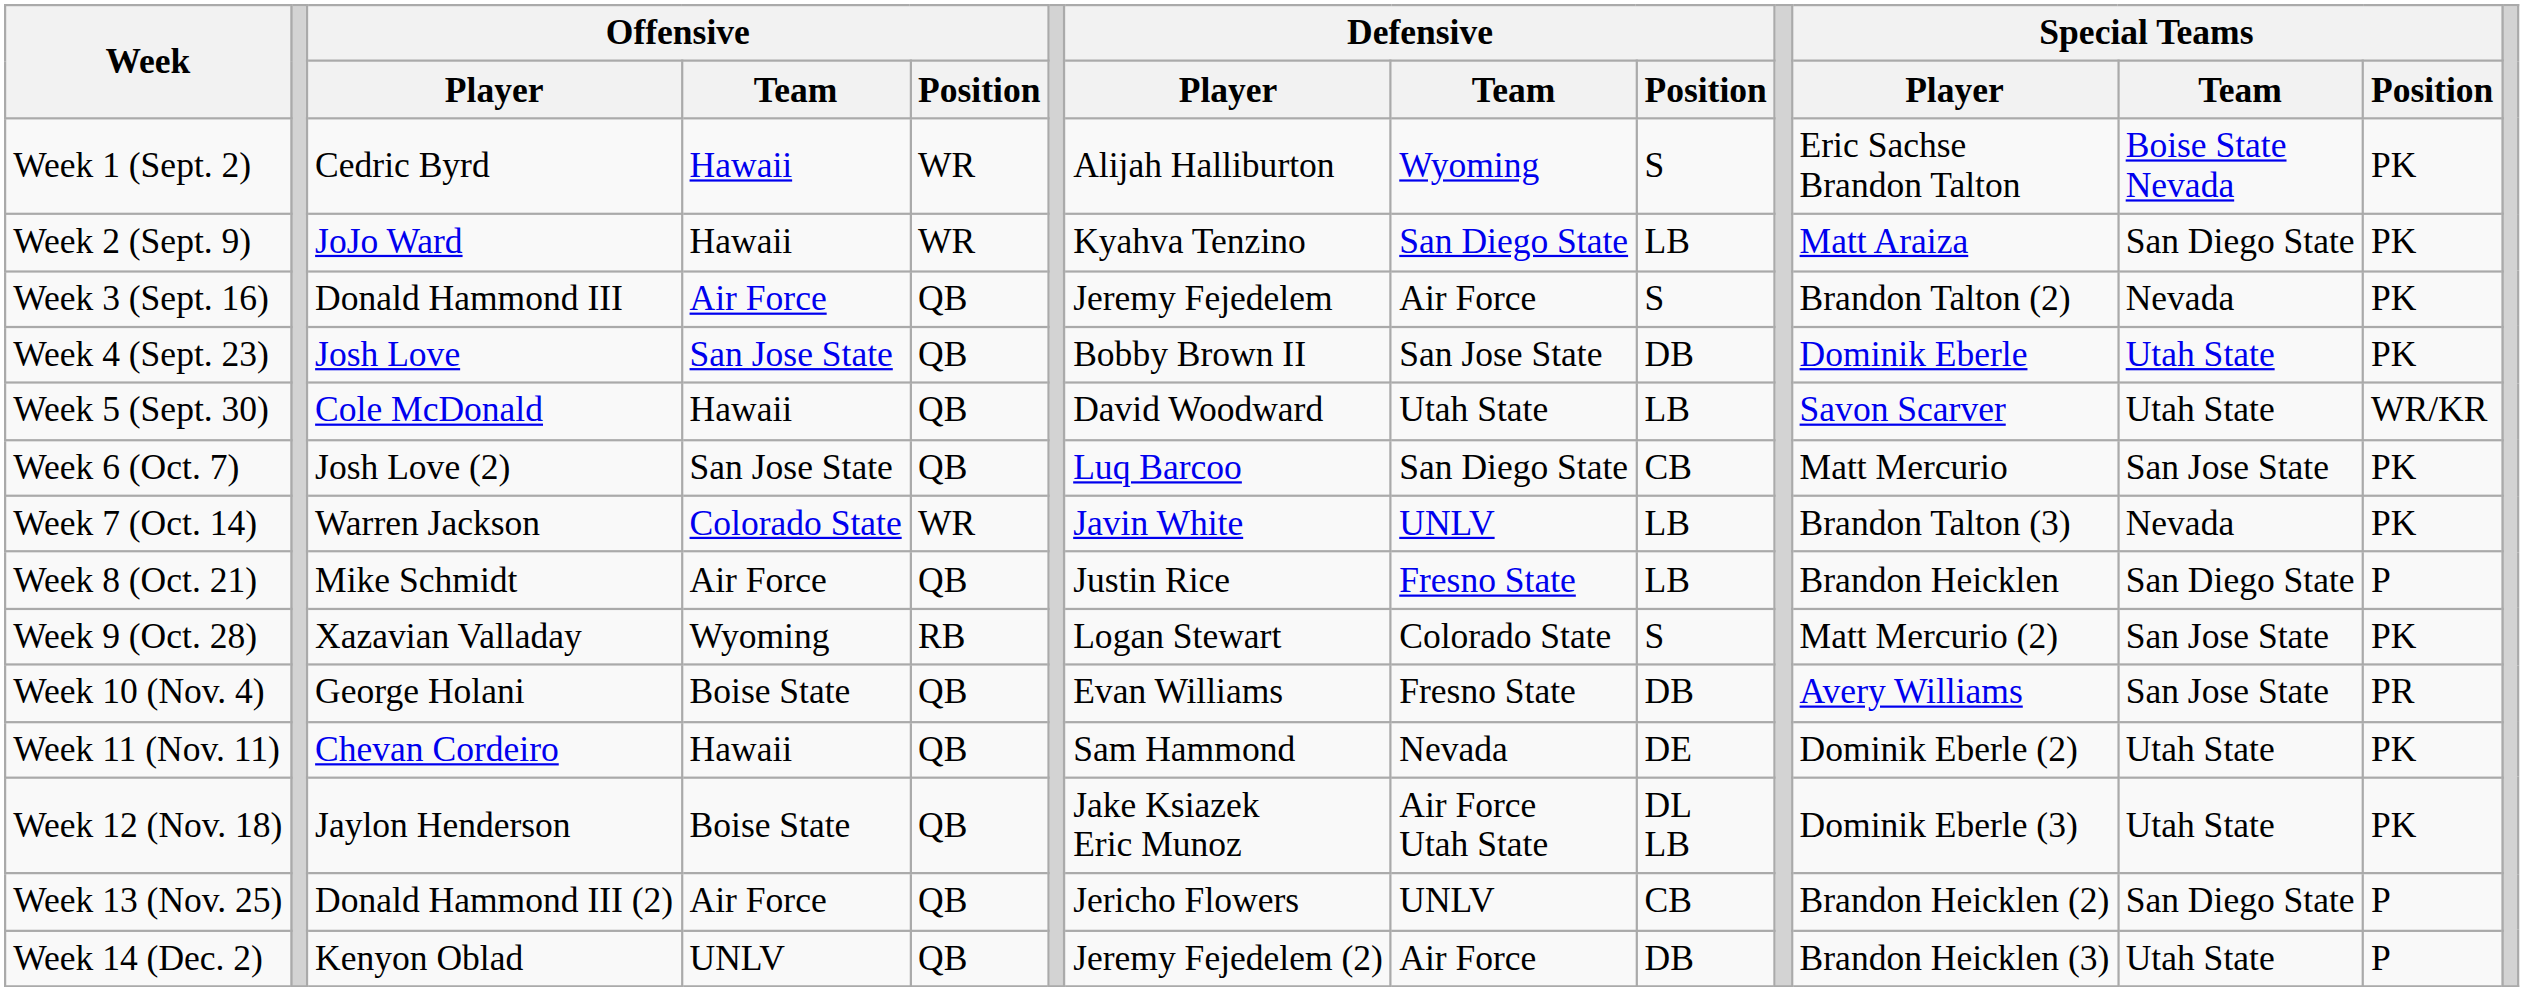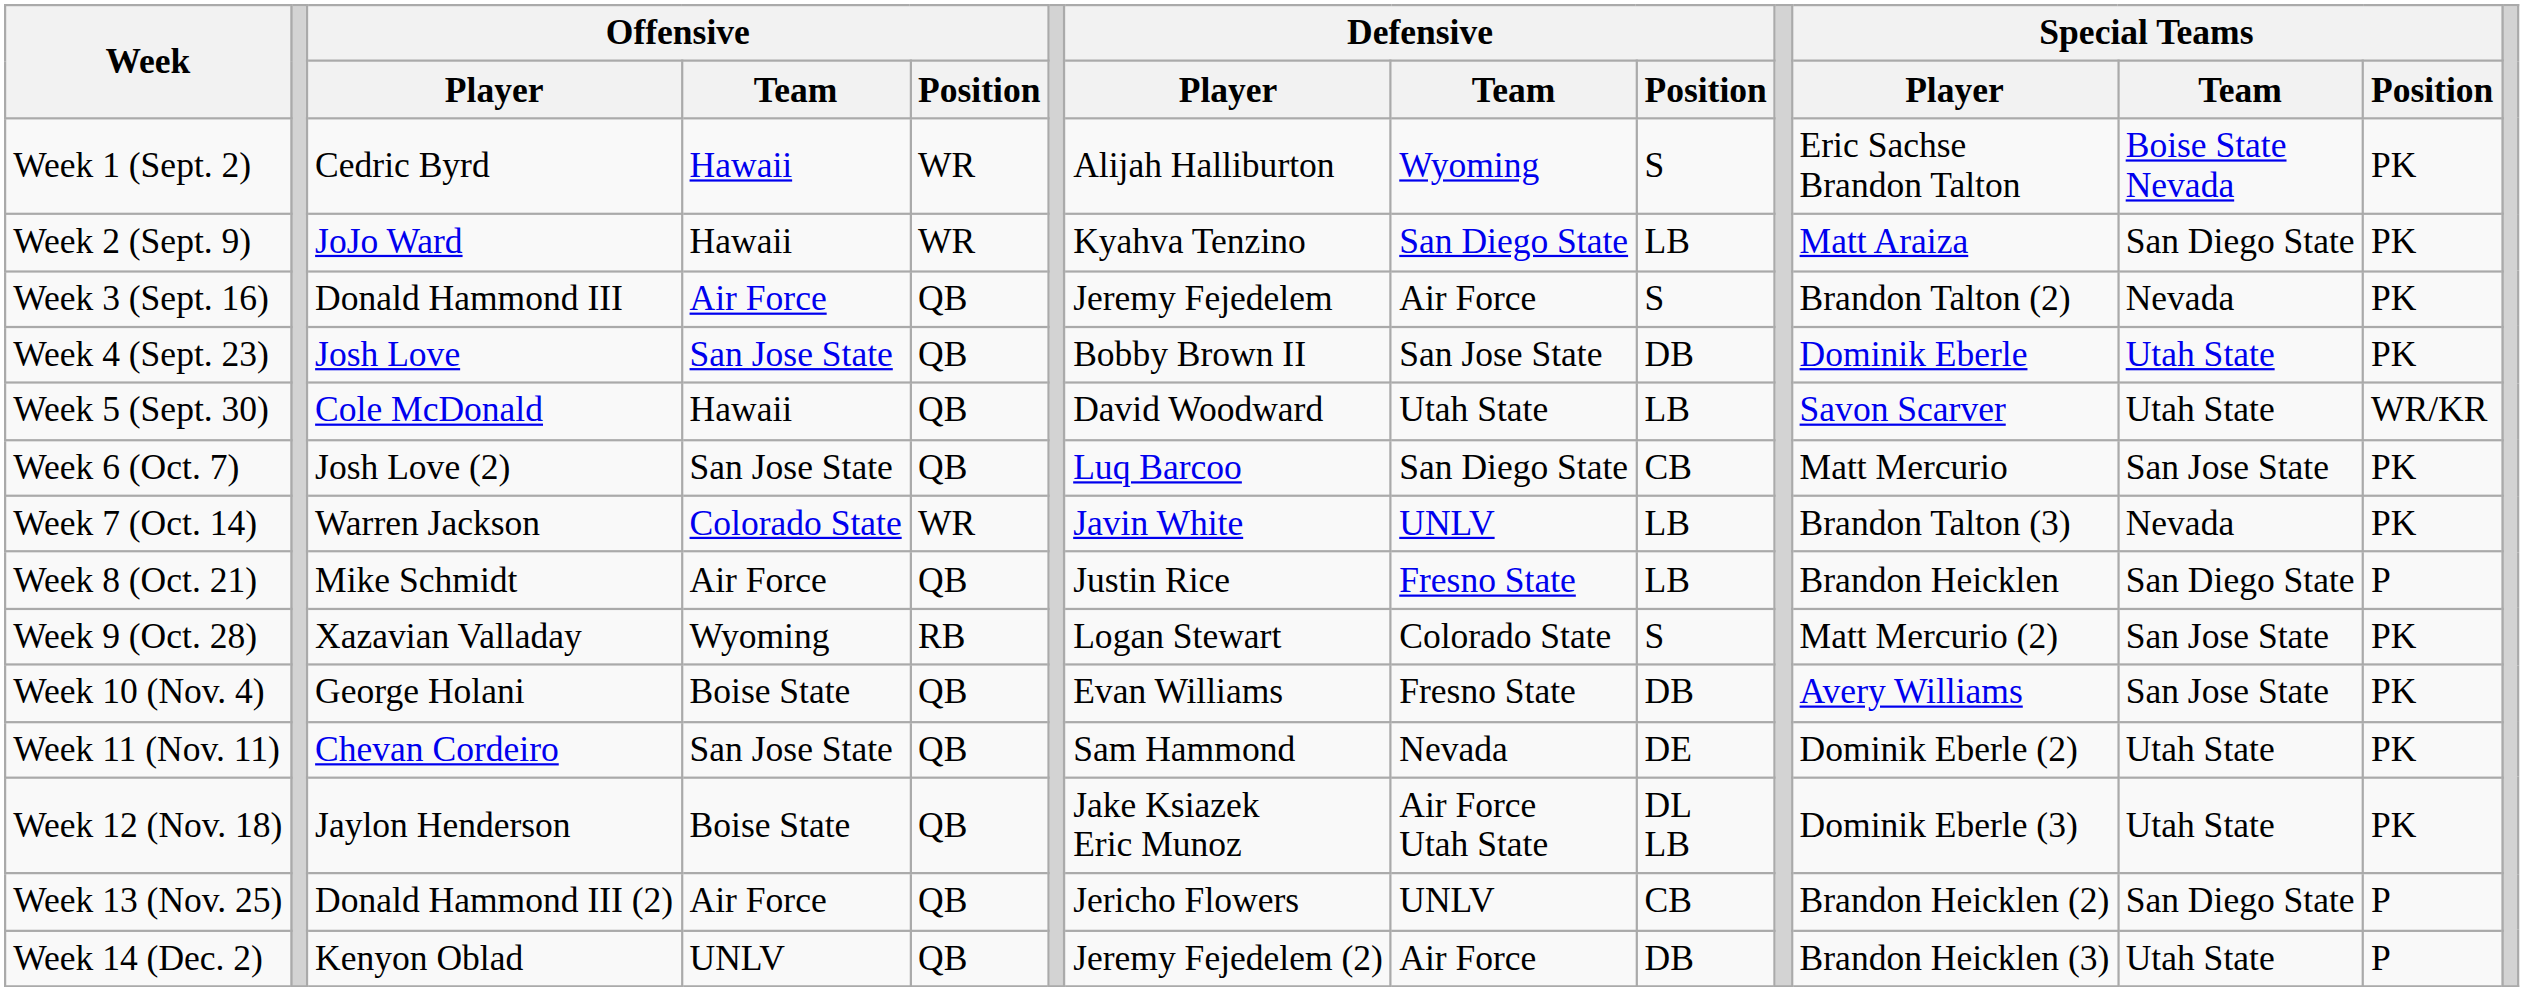(2393, 692) PR -> (2394, 692) PK
(741, 748) Hawaii -> (791, 748) San Jose State
